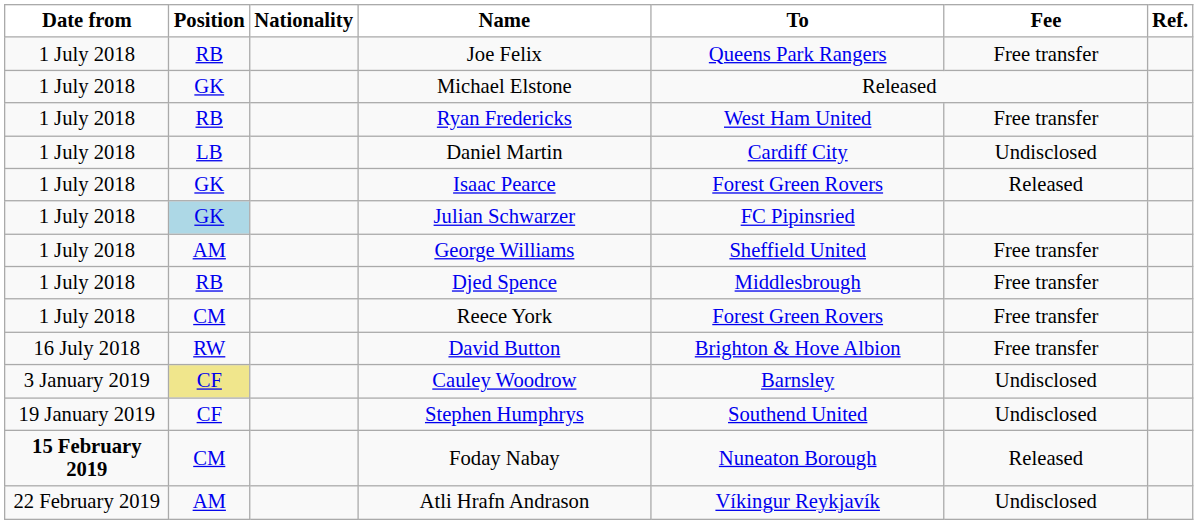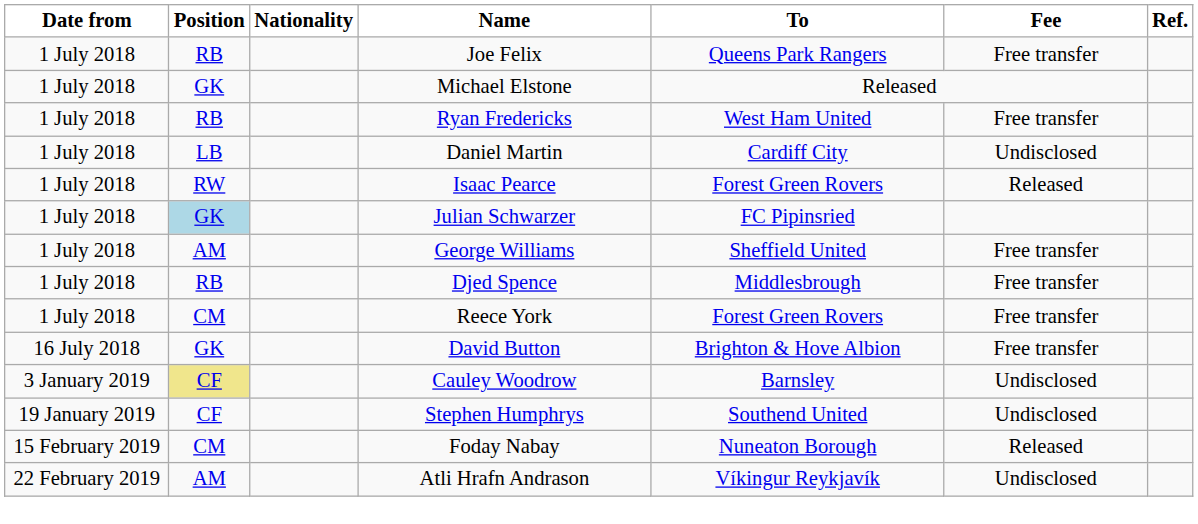(209, 184) GK -> (209, 184) RW
(209, 348) RW -> (209, 348) GK
(87, 458) bold -> (87, 446) normal
